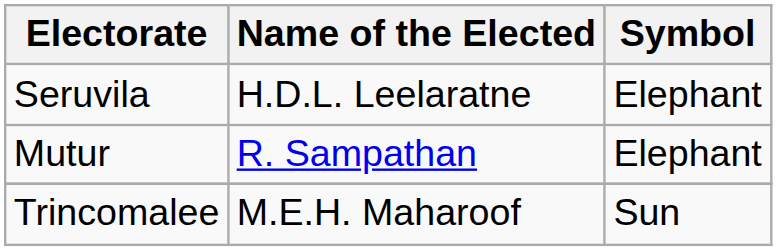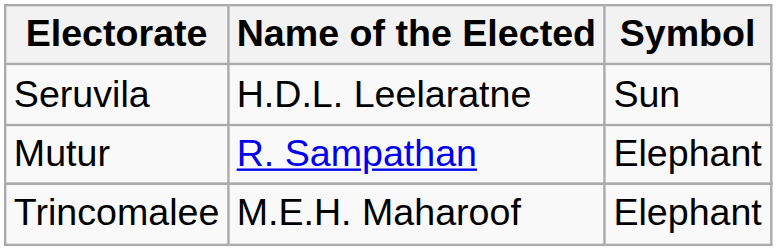(688, 93) Elephant -> (647, 93) Sun
(647, 213) Sun -> (688, 213) Elephant
